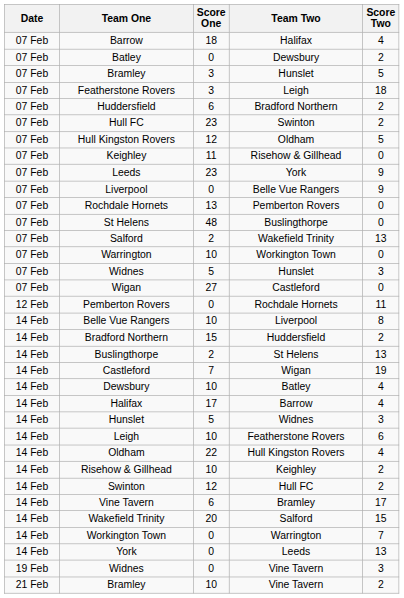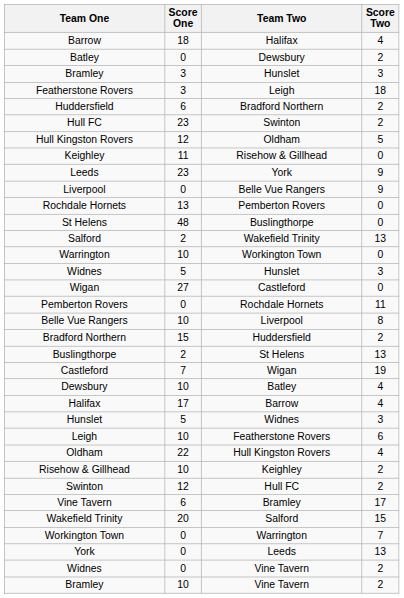- column: (32, 18)
(381, 73) 5 -> (380, 73) 3
(381, 568) 3 -> (380, 568) 2
